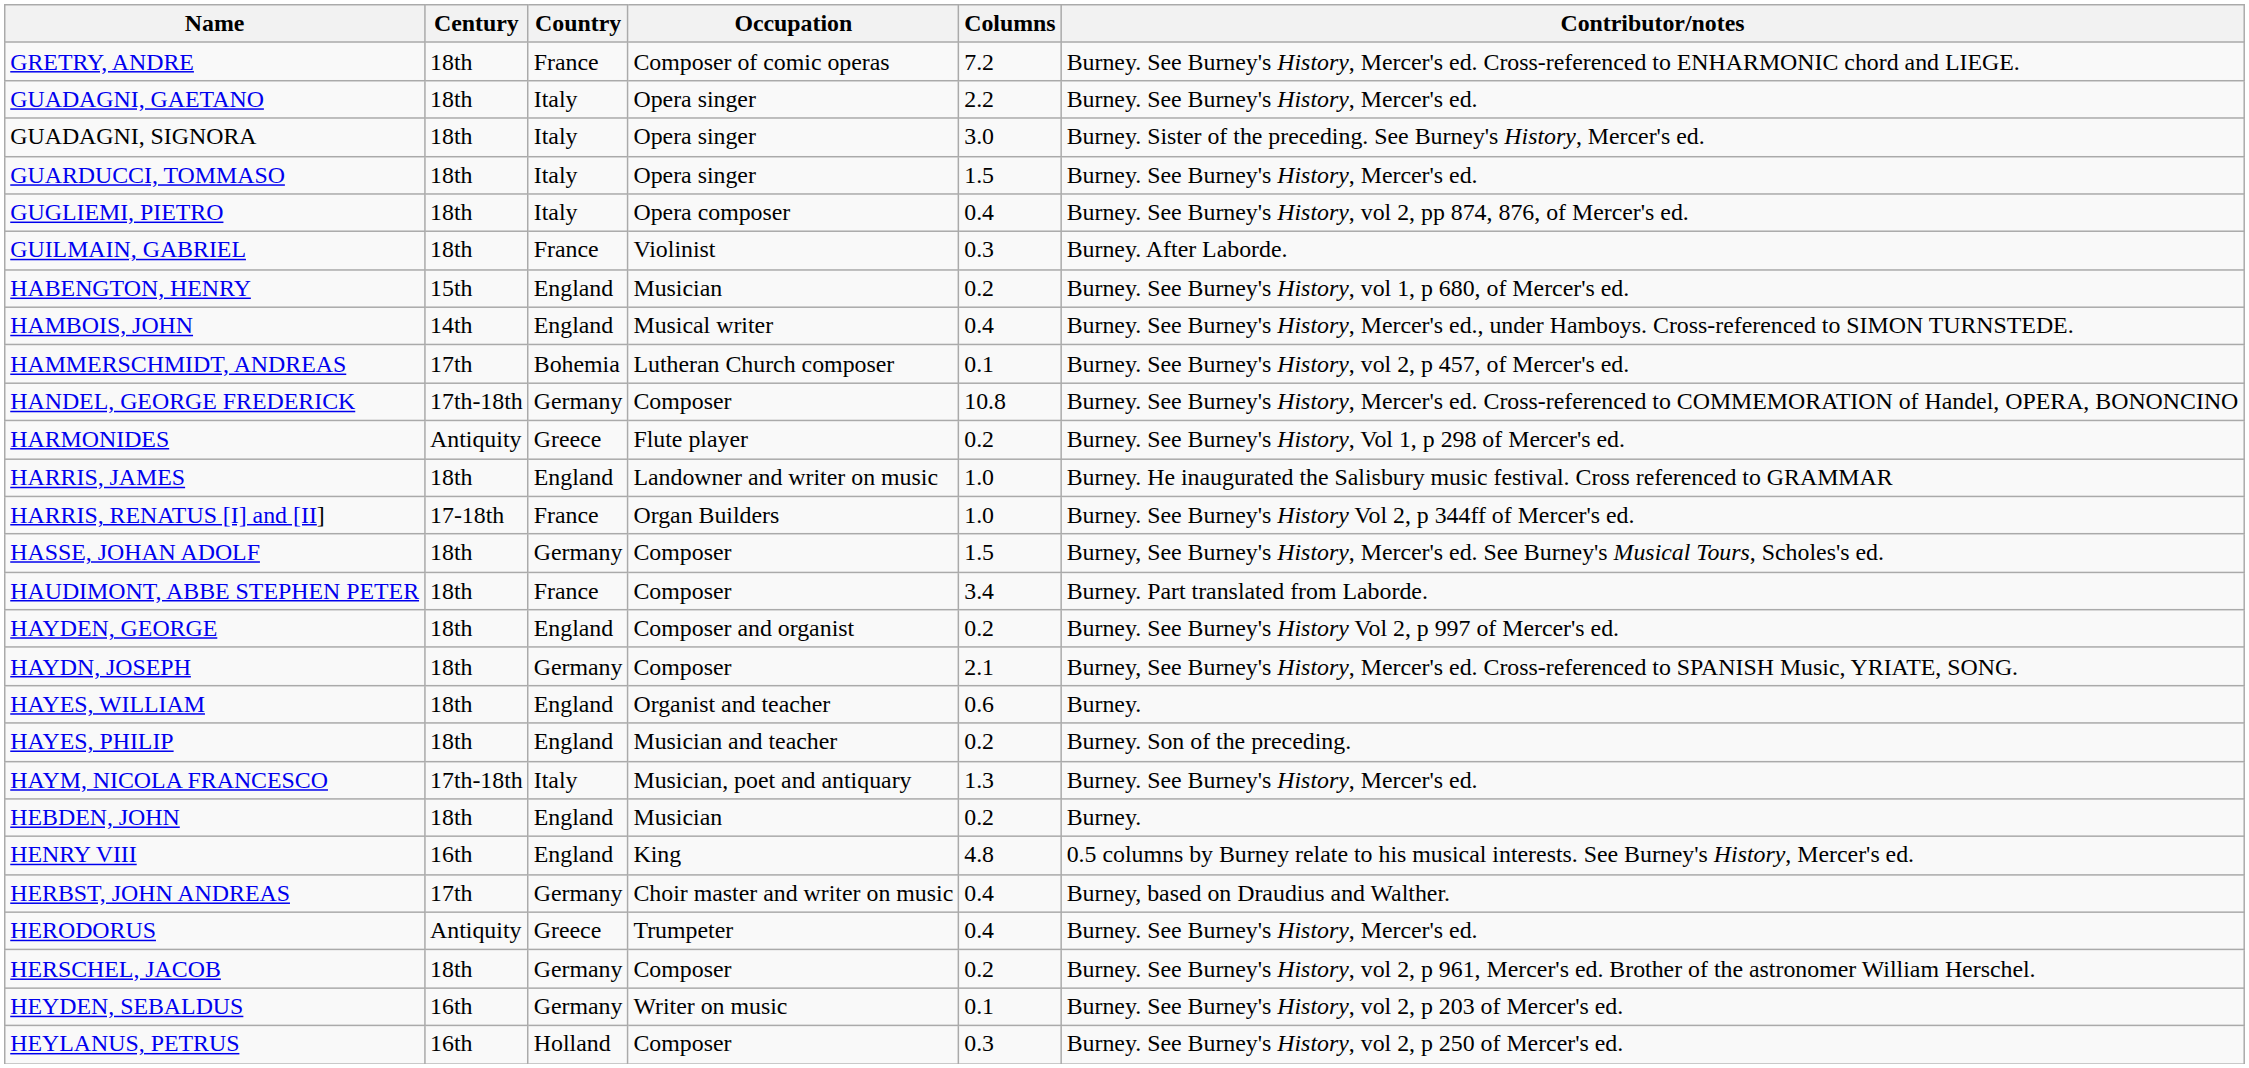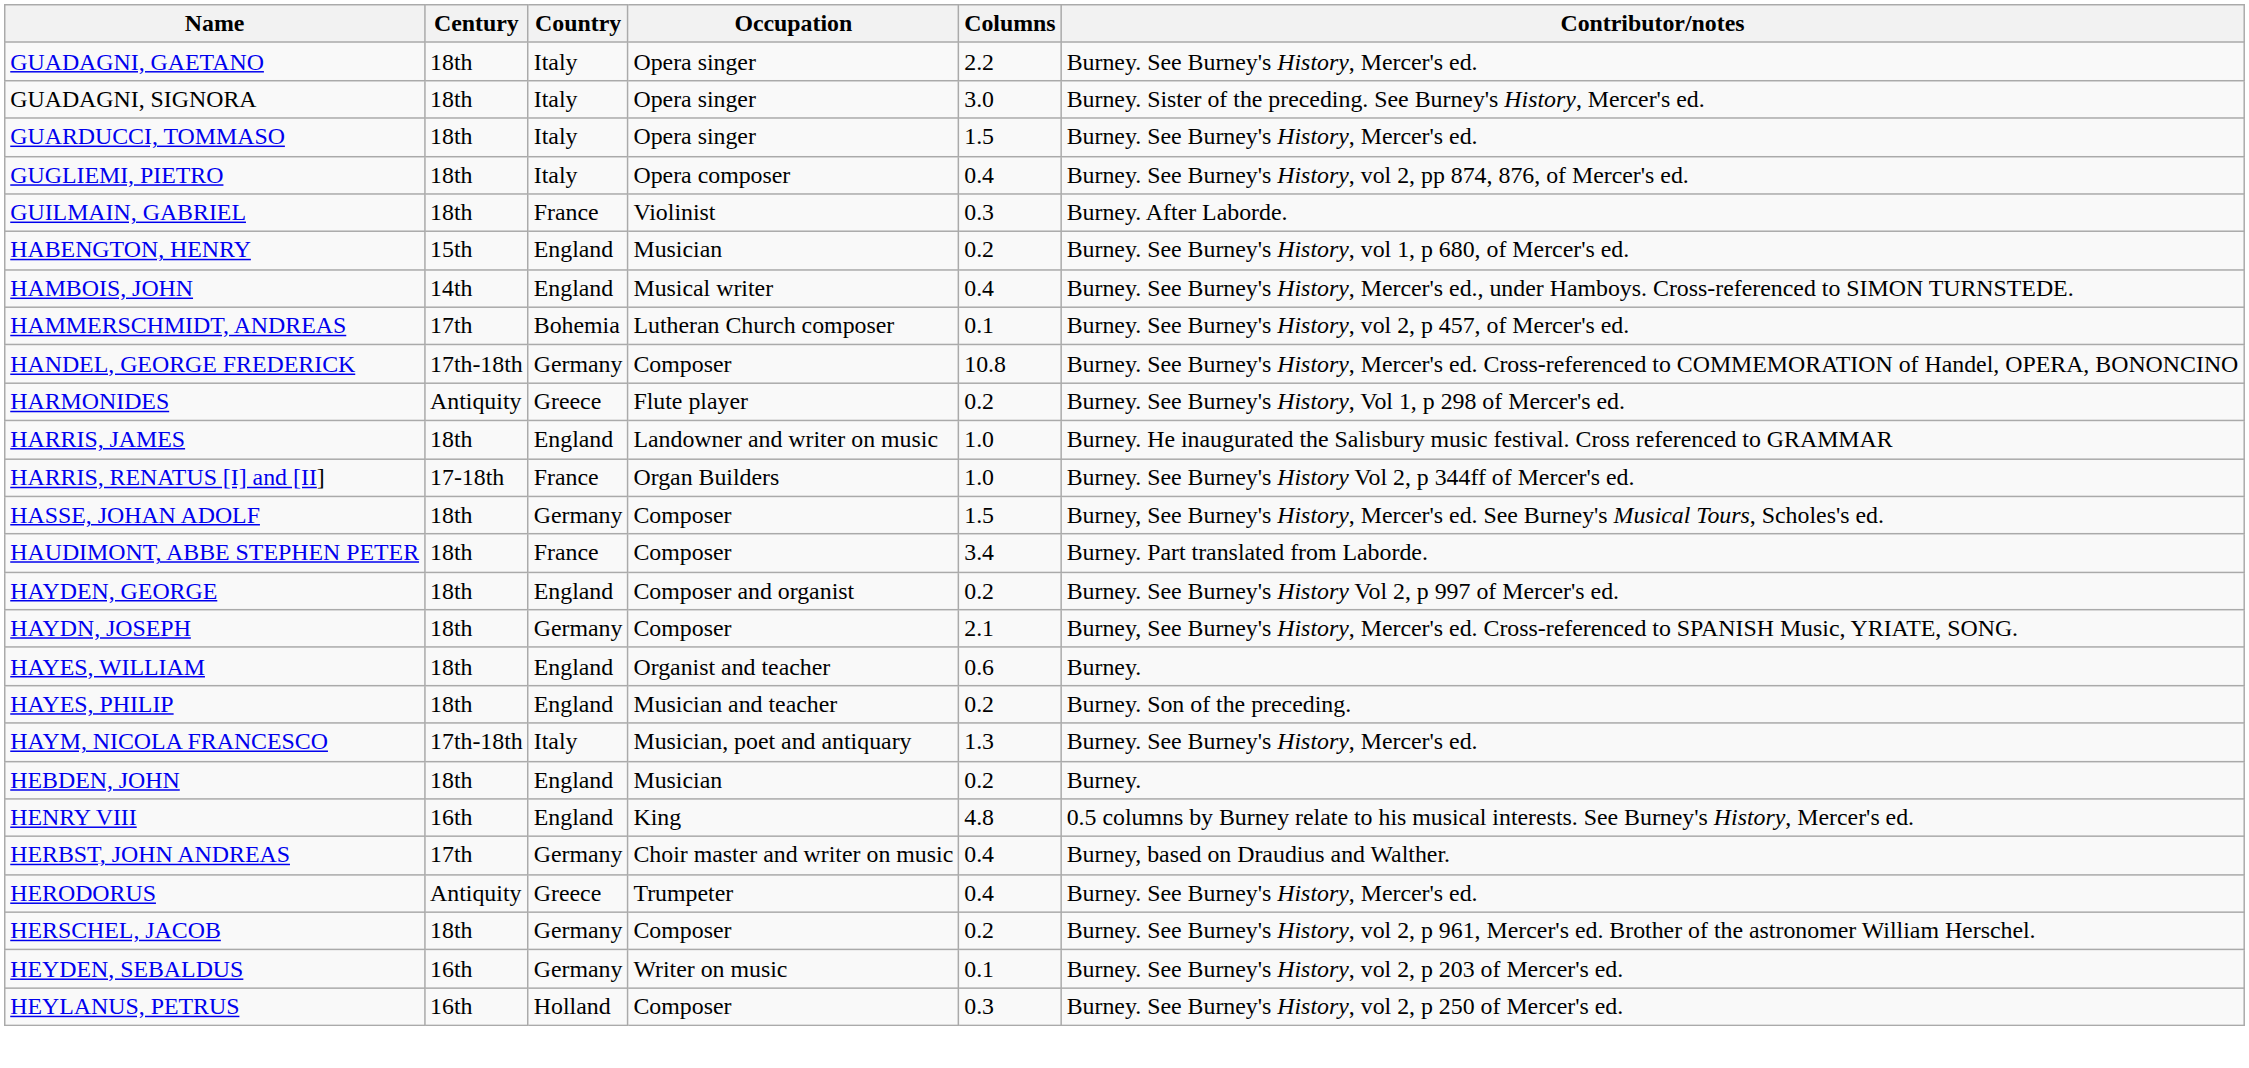- row: (102, 61)
